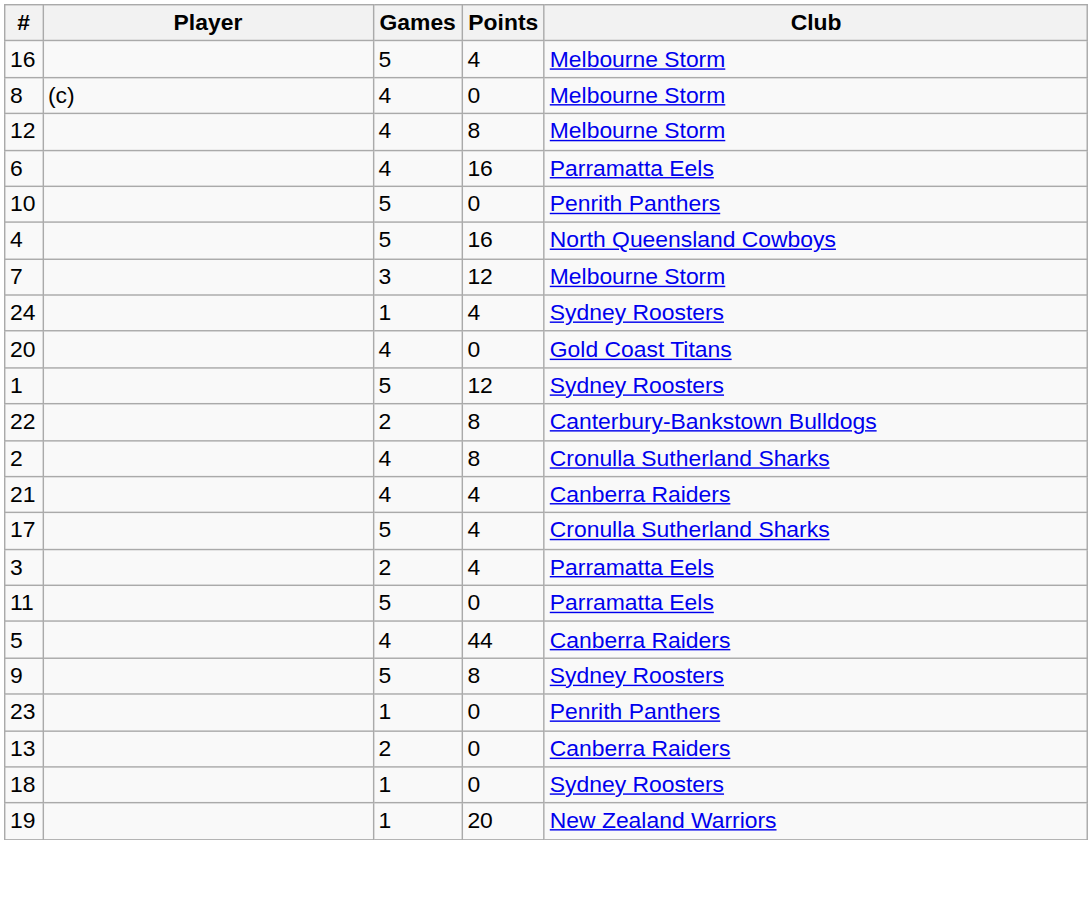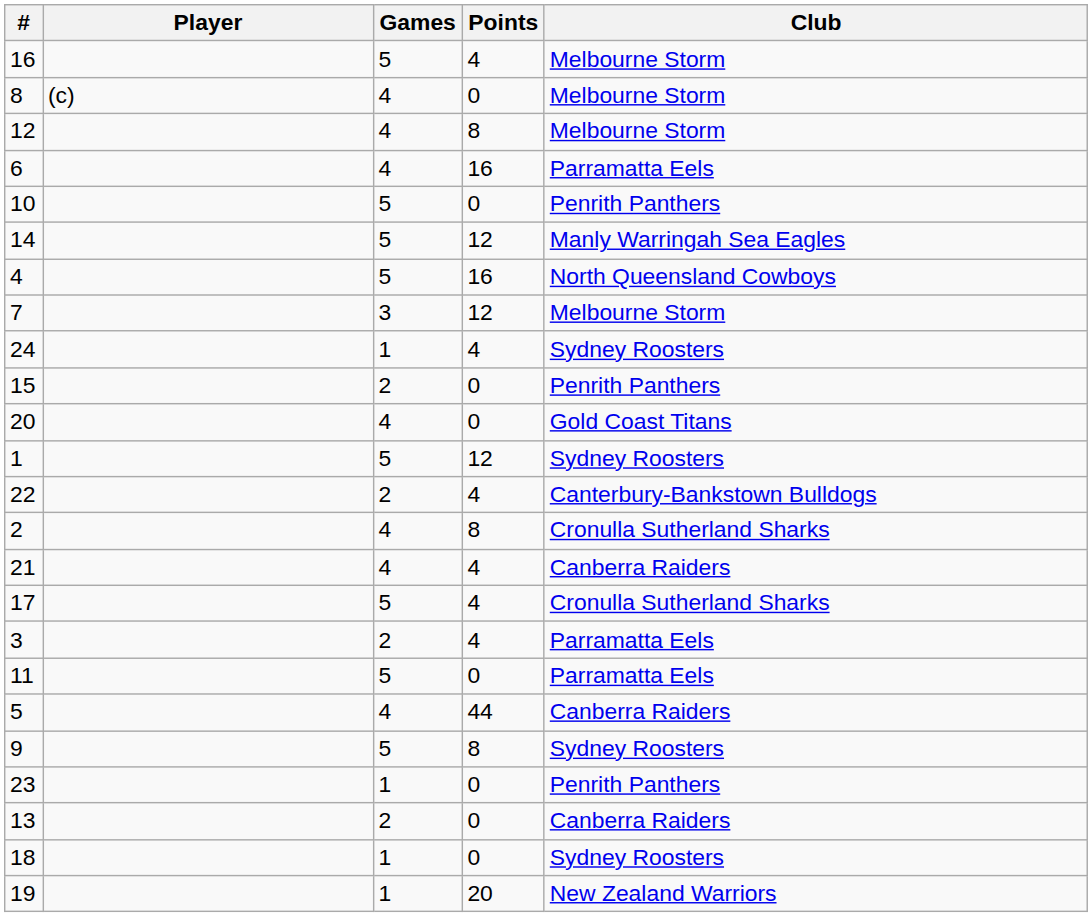+ row: (23, 240)
+ row: (23, 385)
(474, 421) 8 -> (474, 494) 4
